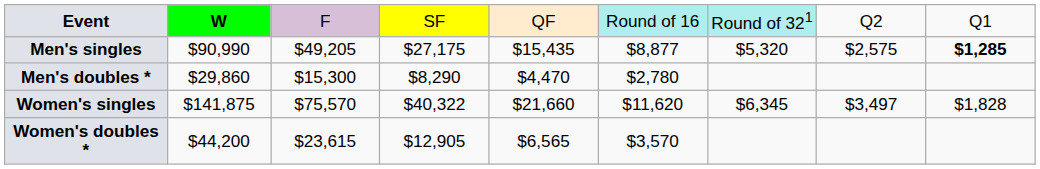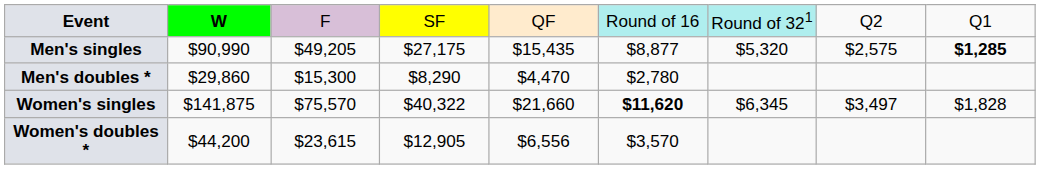(653, 104) normal -> (653, 104) bold
(544, 141) $6,565 -> (544, 141) $6,556
